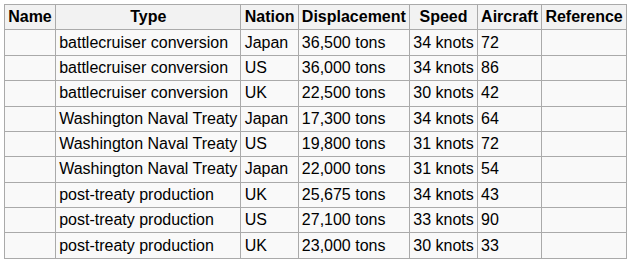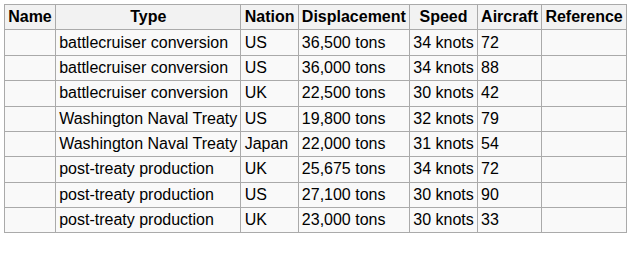(266, 42) Japan -> (256, 42) US
(490, 67) 86 -> (490, 67) 88
- row: (344, 118)
(443, 144) 31 knots -> (443, 118) 32 knots
(490, 144) 72 -> (490, 118) 79
(490, 194) 43 -> (490, 169) 72
(443, 220) 33 knots -> (443, 194) 30 knots
